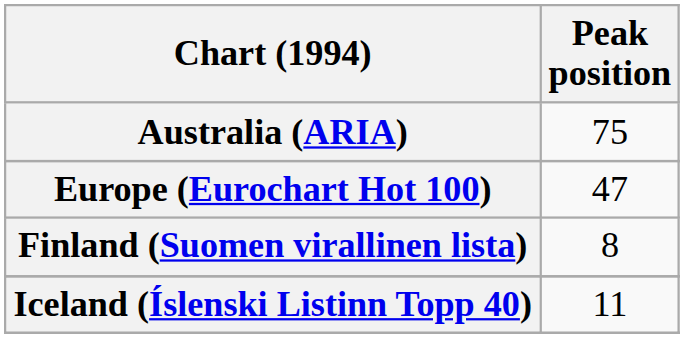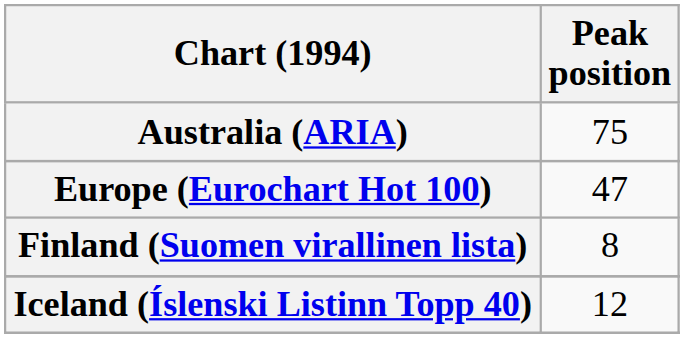(610, 303) 11 -> (610, 303) 12
